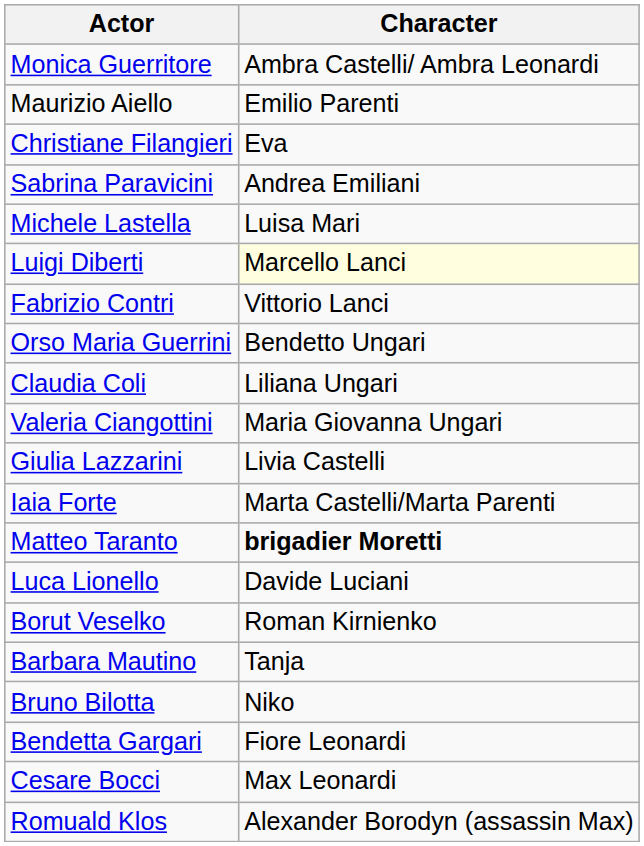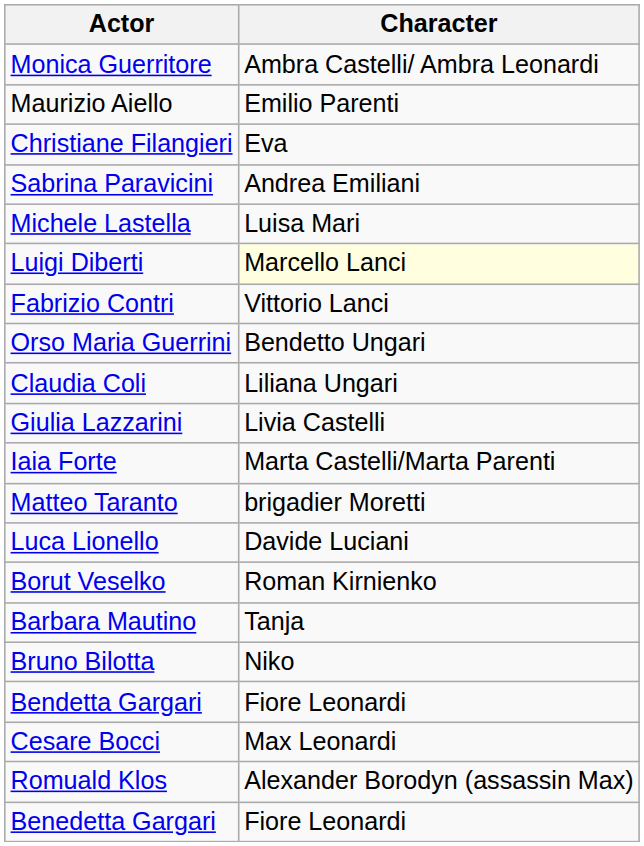- row: (112, 422)
(343, 542) bold -> (335, 502) normal
+ row: (113, 821)
